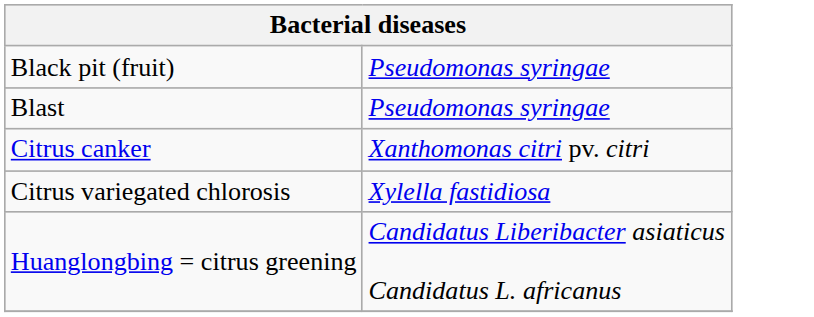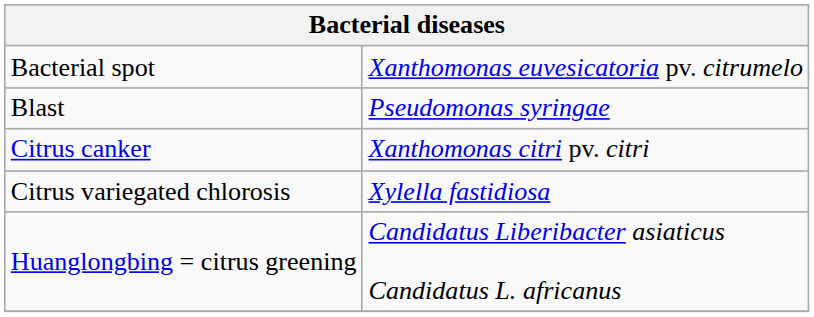+ row: (83, 66)
- row: (93, 66)
